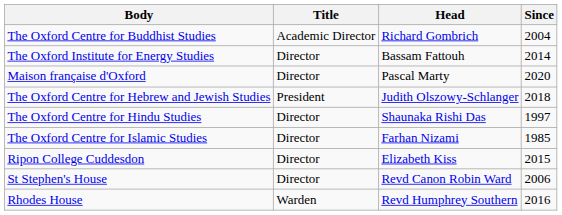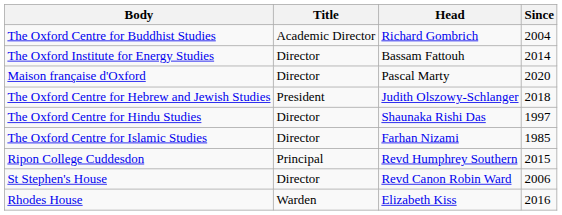(298, 158) Director -> (300, 158) Principal
(419, 158) Elizabeth Kiss -> (449, 158) Revd Humphrey Southern
(449, 199) Revd Humphrey Southern -> (419, 199) Elizabeth Kiss
